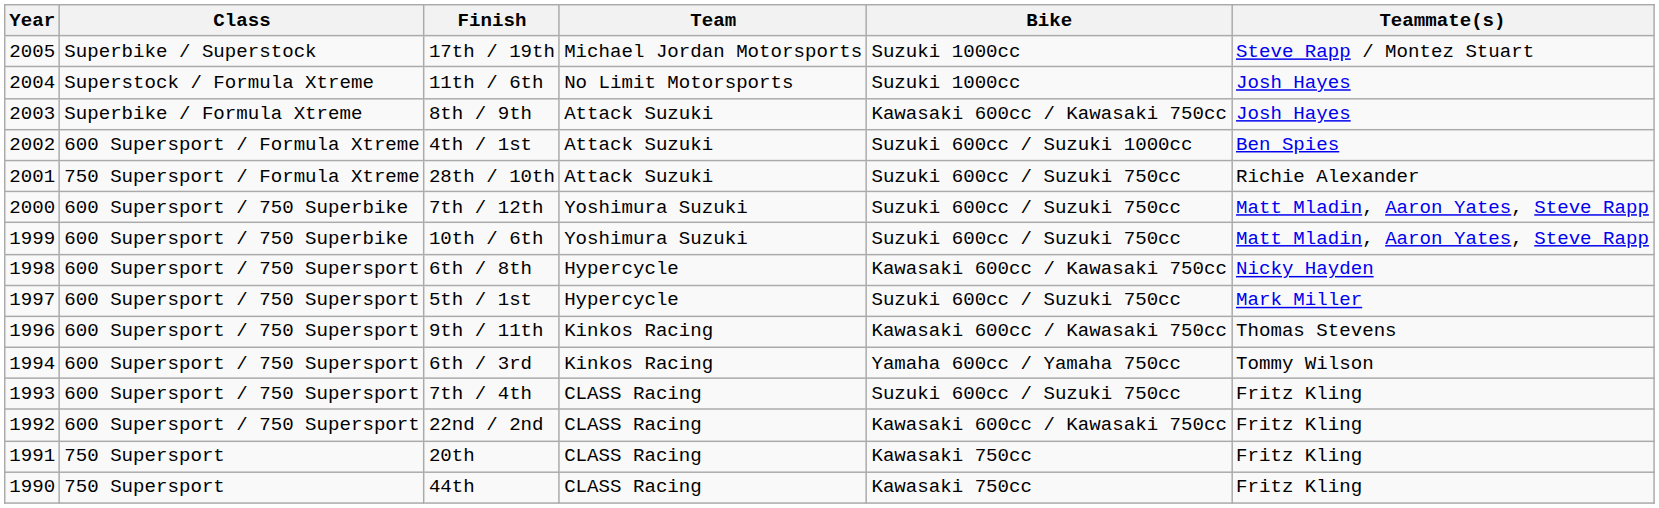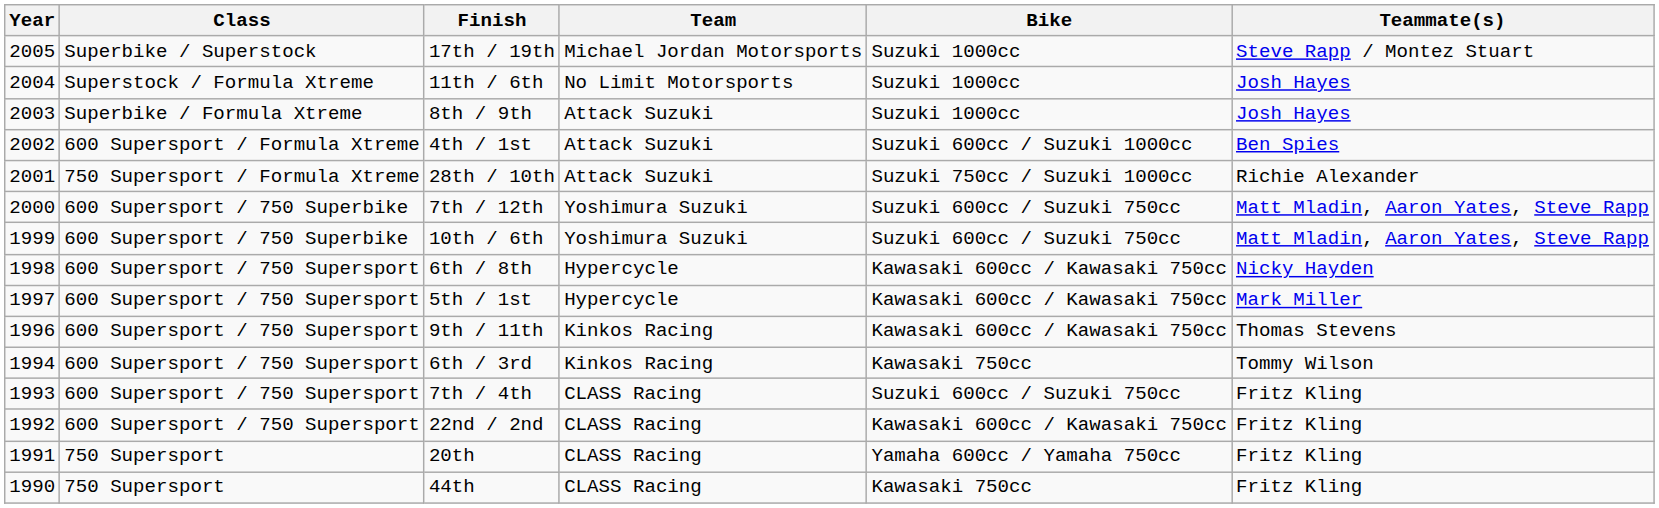(1049, 114) Kawasaki 600cc / Kawasaki 750cc -> (946, 114) Suzuki 1000cc
(1026, 176) Suzuki 600cc / Suzuki 750cc -> (1032, 176) Suzuki 750cc / Suzuki 1000cc
(1026, 301) Suzuki 600cc / Suzuki 750cc -> (1049, 301) Kawasaki 600cc / Kawasaki 750cc
(1026, 363) Yamaha 600cc / Yamaha 750cc -> (952, 363) Kawasaki 750cc
(952, 456) Kawasaki 750cc -> (1026, 456) Yamaha 600cc / Yamaha 750cc
